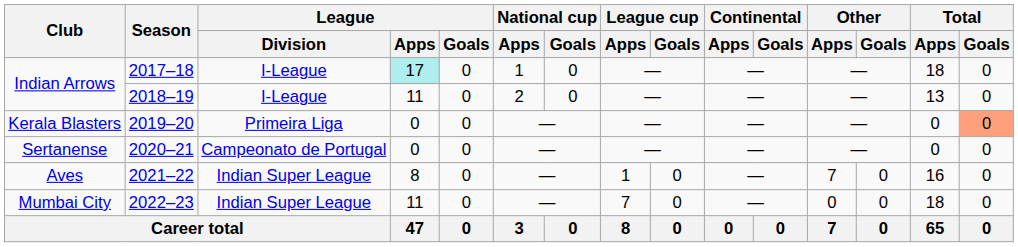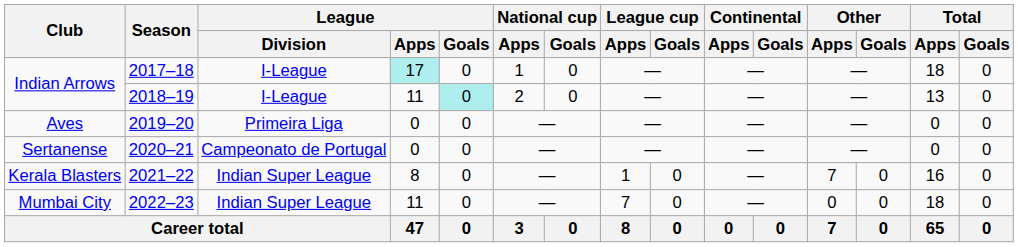(466, 96) no background -> (466, 96) paleturquoise background
(65, 123) Kerala Blasters -> (65, 123) Aves
(987, 123) lightsalmon background -> (987, 123) no background
(65, 176) Aves -> (65, 176) Kerala Blasters
